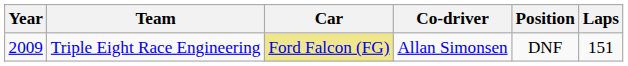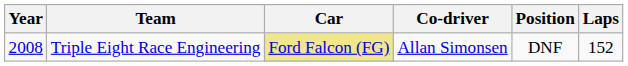(26, 47) 2009 -> (26, 47) 2008
(601, 47) 151 -> (601, 47) 152
